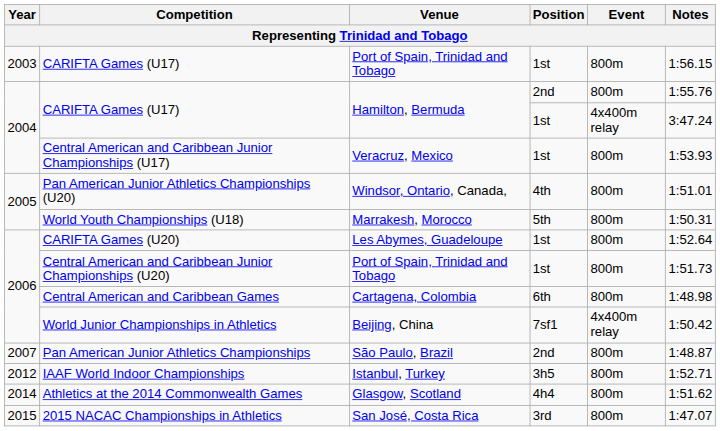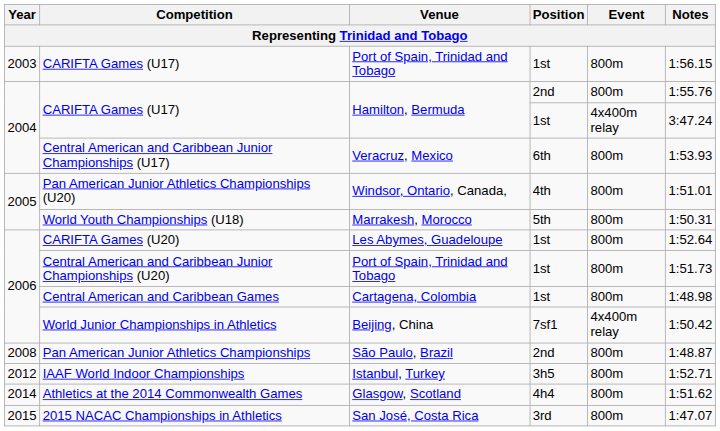(541, 155) 1st -> (542, 155) 6th
(542, 296) 6th -> (541, 296) 1st
(22, 353) 2007 -> (22, 353) 2008
